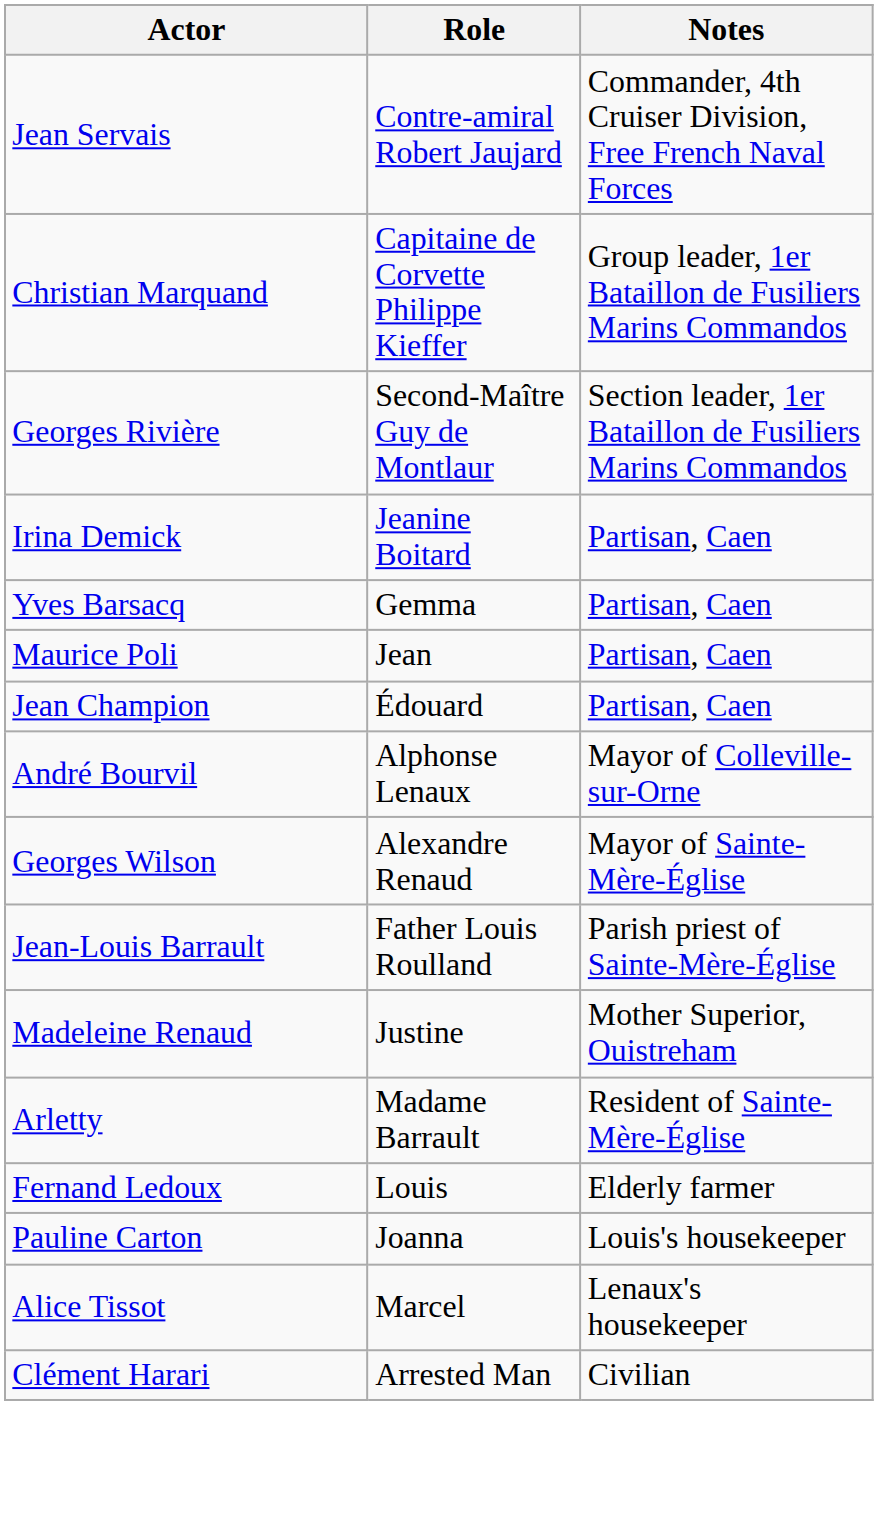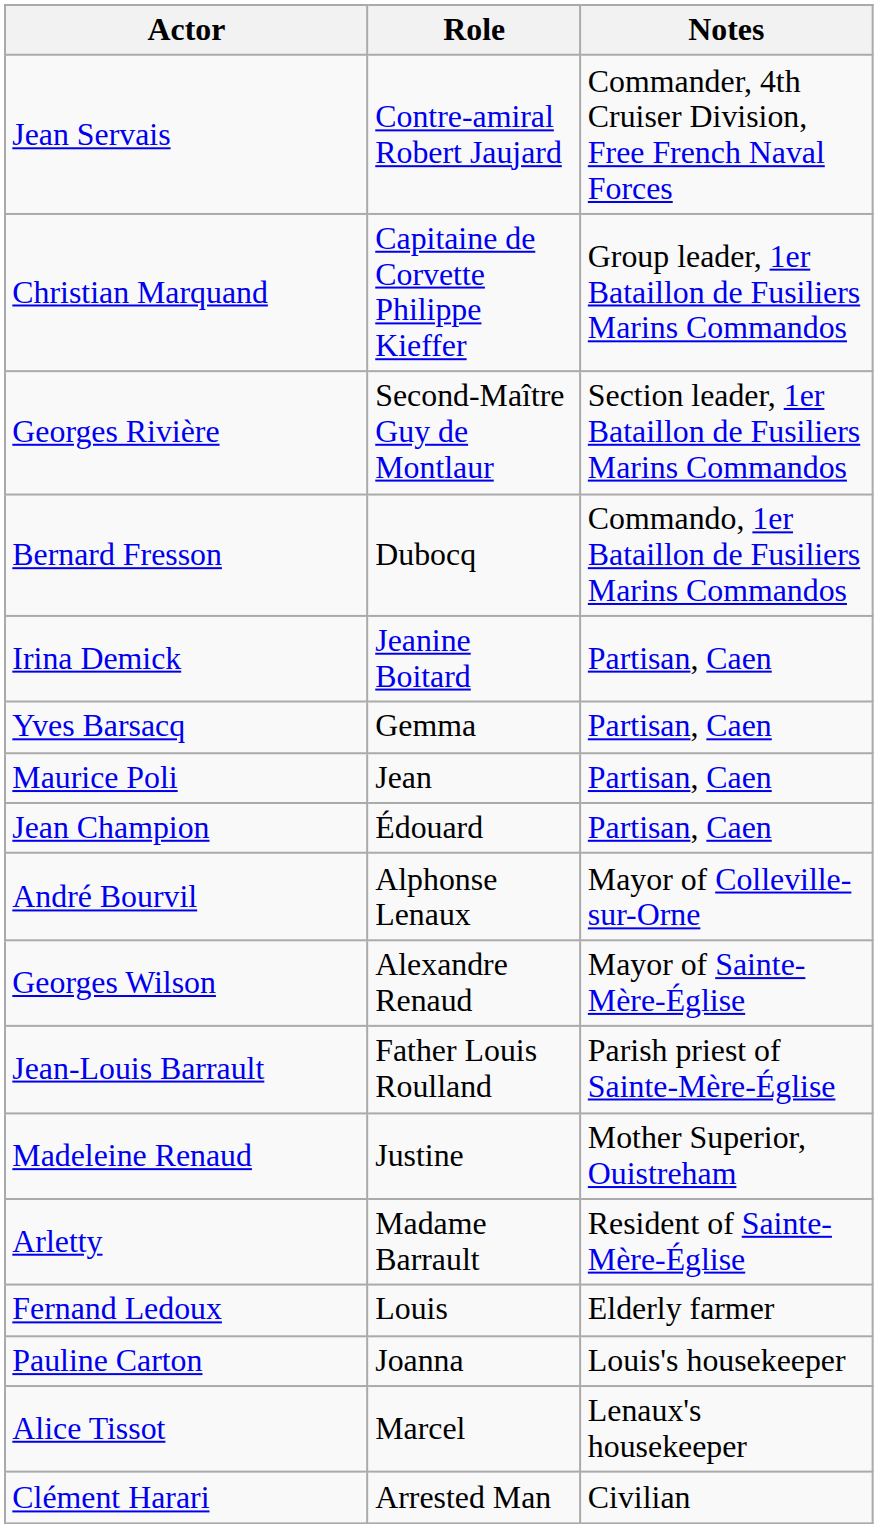+ row: (117, 554)
